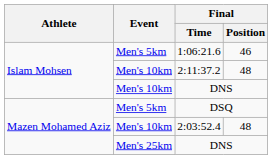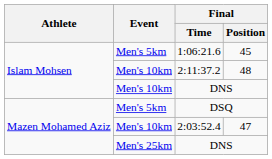(246, 51) 46 -> (246, 51) 45
(246, 126) 48 -> (246, 126) 47
